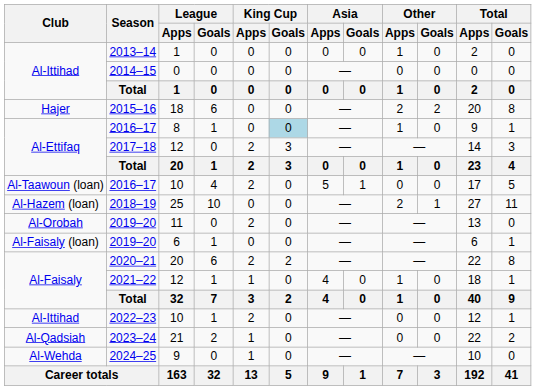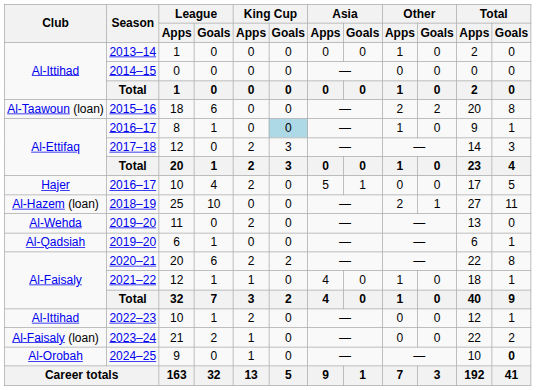(55, 109) Hajer -> (56, 109) Al-Taawoun (loan)
(56, 185) Al-Taawoun (loan) -> (55, 185) Hajer
(55, 223) Al-Orobah -> (56, 223) Al-Wehda
(56, 242) Al-Faisaly (loan) -> (56, 242) Al-Qadsiah
(56, 337) Al-Qadsiah -> (56, 337) Al-Faisaly (loan)
(56, 356) Al-Wehda -> (55, 356) Al-Orobah
(512, 356) normal -> (512, 356) bold
